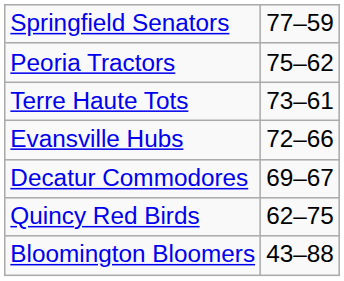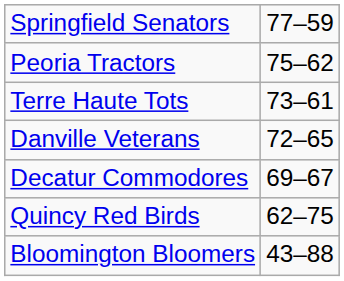+ row: (105, 139)
- row: (97, 139)
